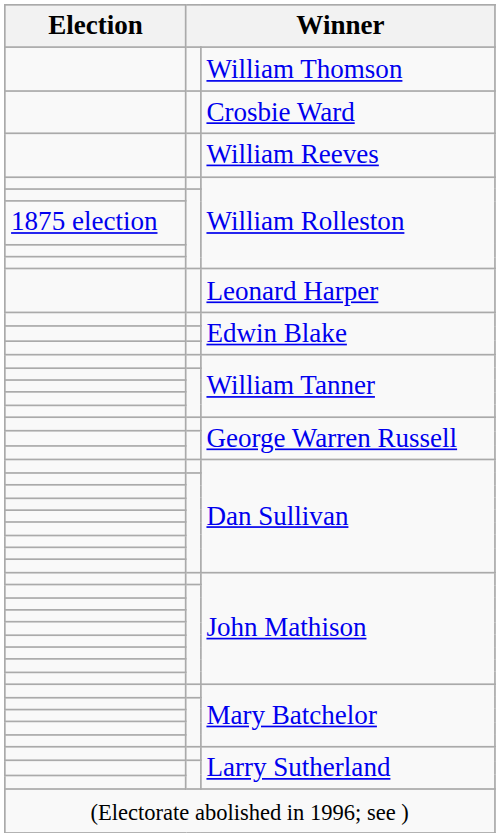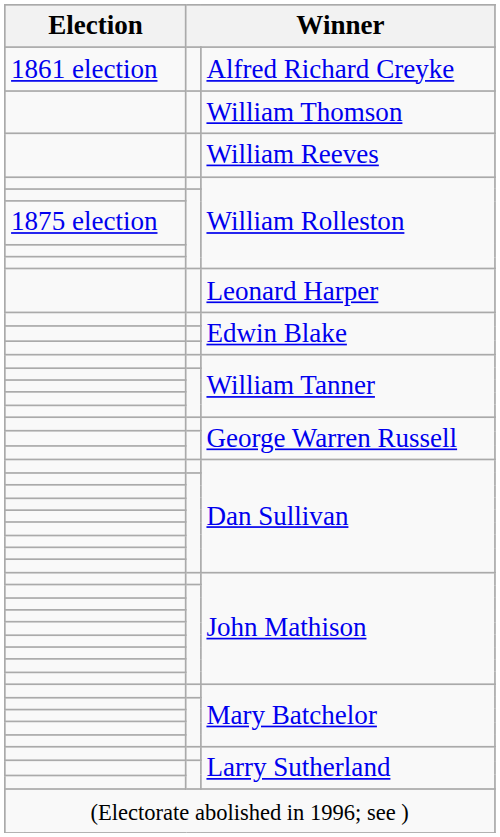+ row: (84, 68)
- row: (96, 112)
